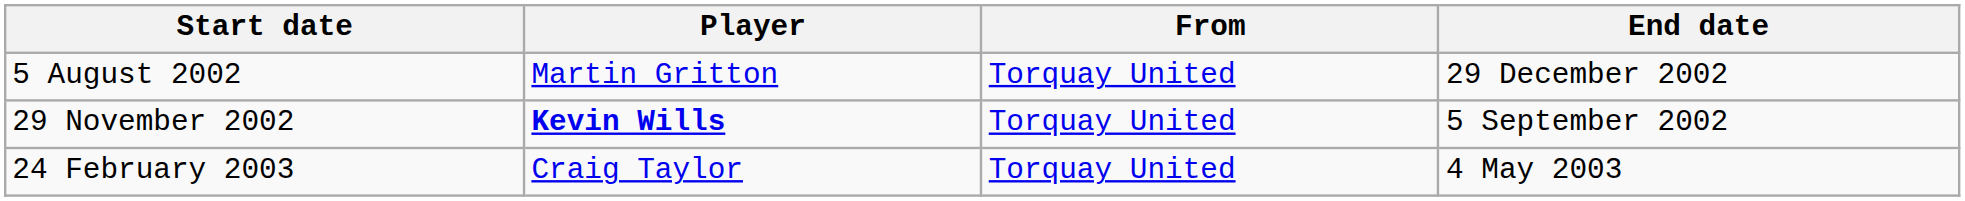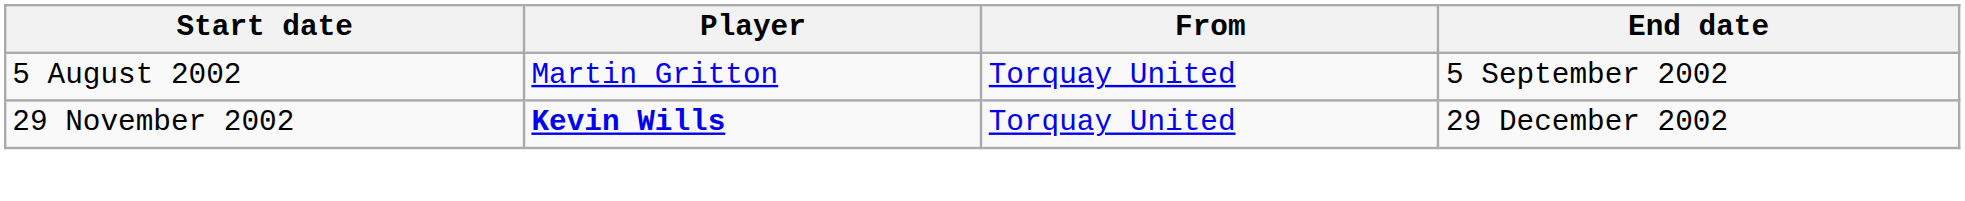(1587, 77) 29 December 2002 -> (1587, 77) 5 September 2002
(1587, 124) 5 September 2002 -> (1587, 124) 29 December 2002
- row: (153, 172)
